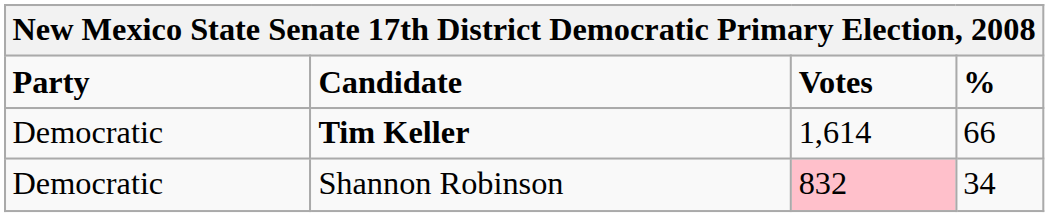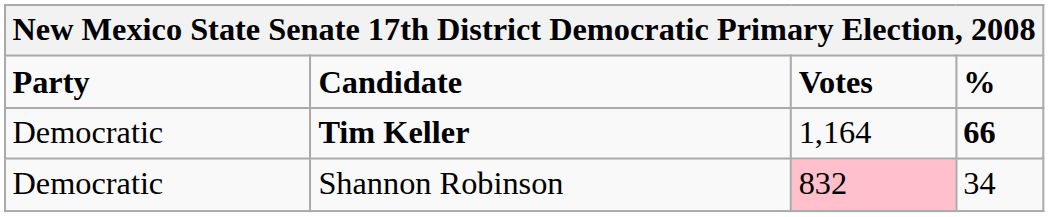(835, 132) 1,614 -> (835, 132) 1,164
(979, 132) normal -> (979, 132) bold
